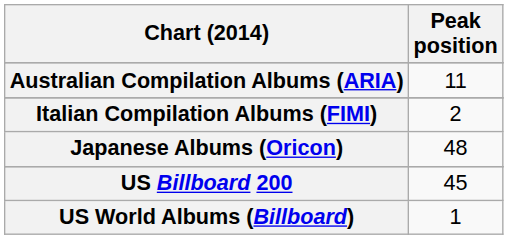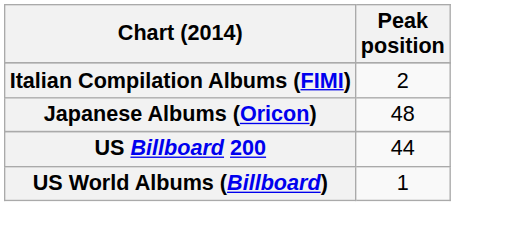- row: (207, 80)
(456, 182) 45 -> (403, 148) 44
